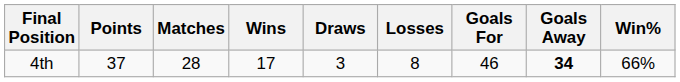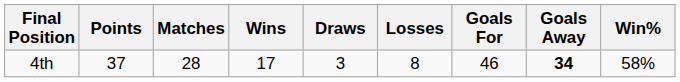(638, 64) 66% -> (638, 64) 58%
